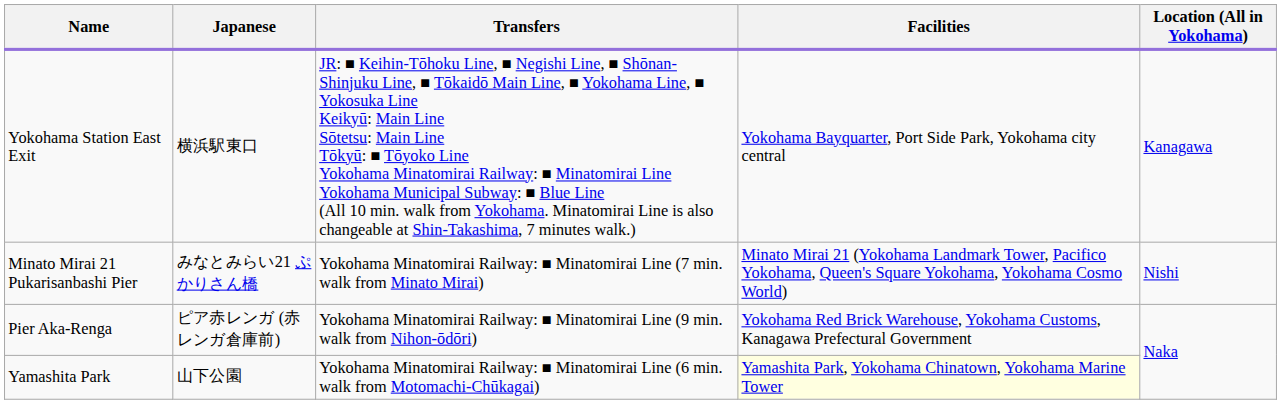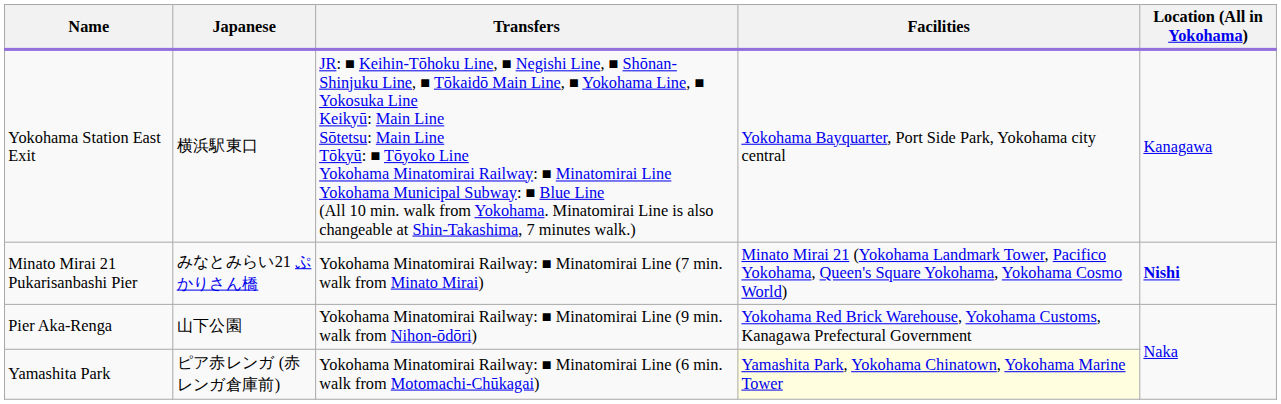(1161, 273) normal -> (1162, 273) bold
(239, 329) ピア赤レンガ (赤レンガ倉庫前) -> (209, 326) 山下公園
(209, 376) 山下公園 -> (239, 373) ピア赤レンガ (赤レンガ倉庫前)
